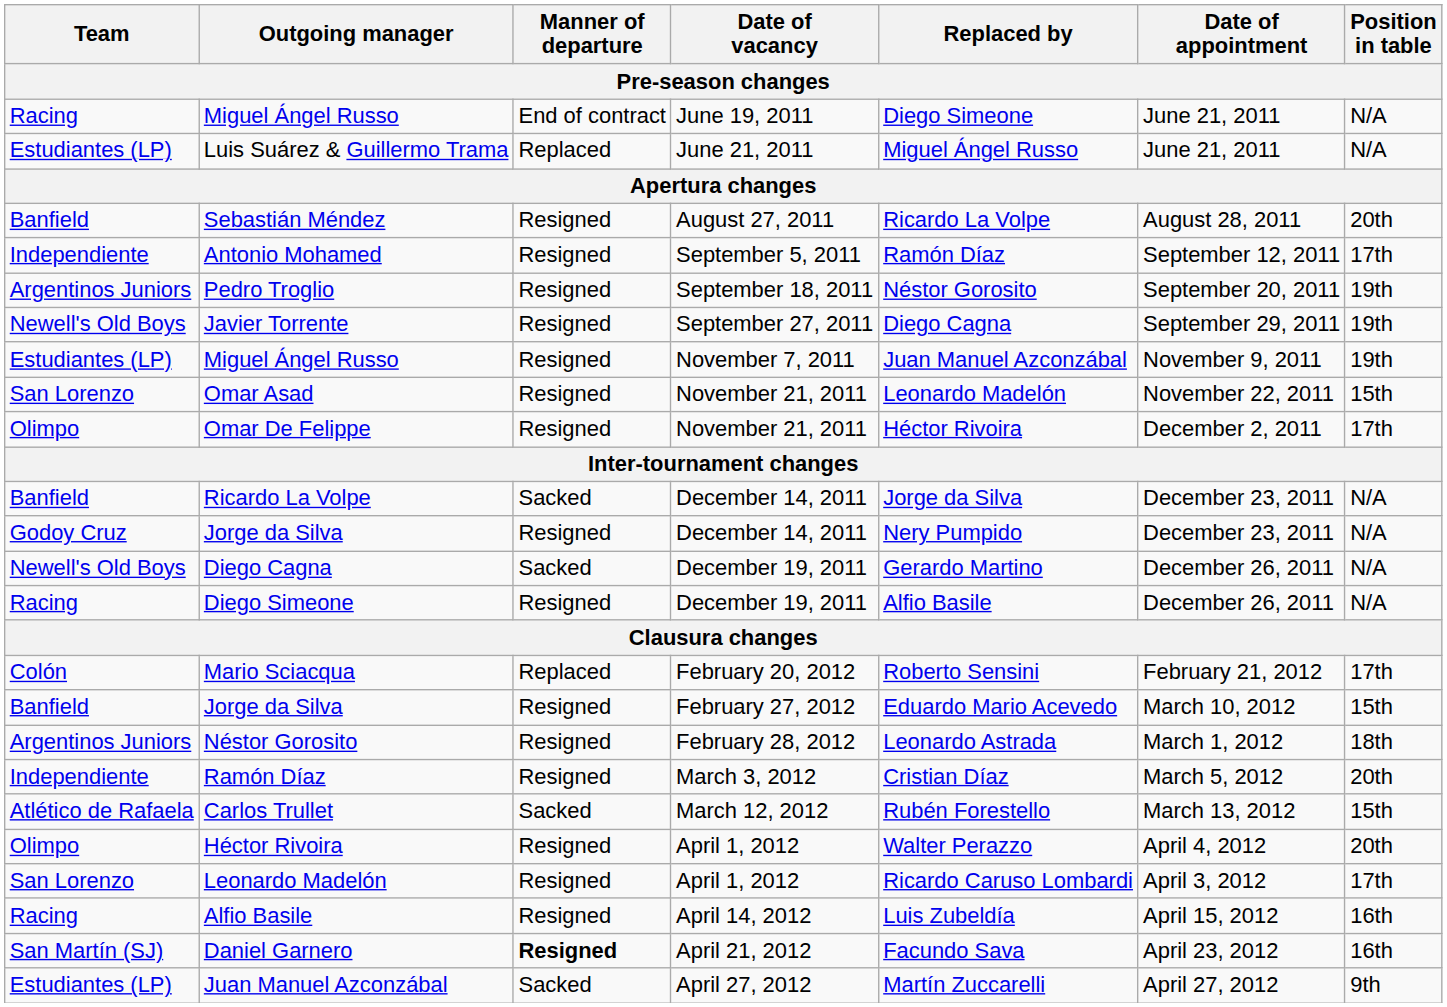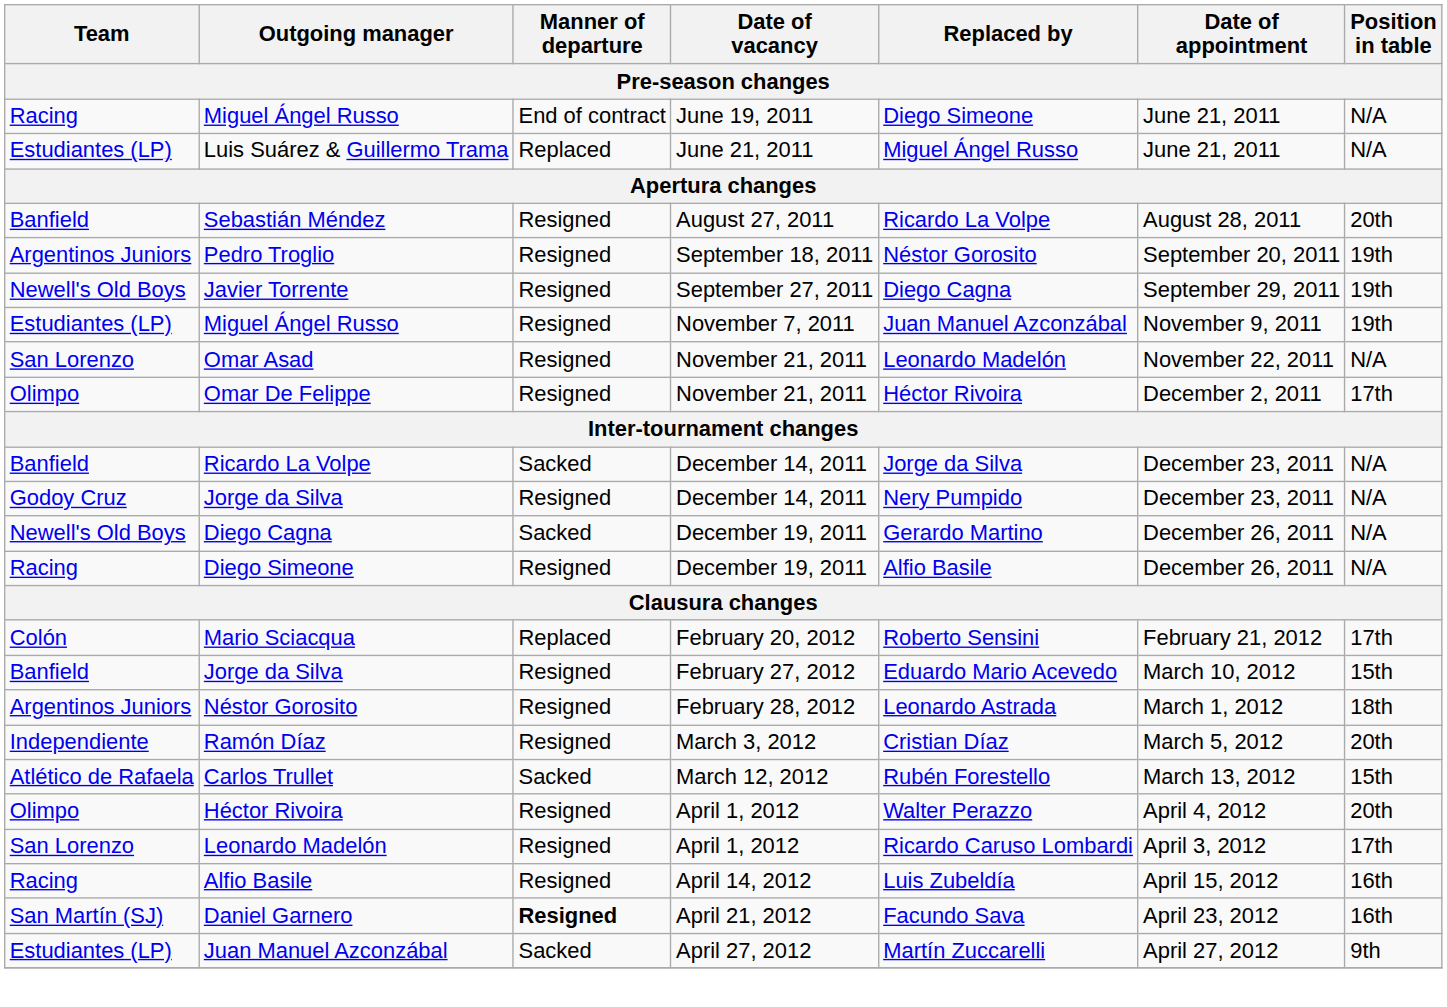- row: (293, 255)
(1372, 394) 15th -> (1368, 359) N/A
